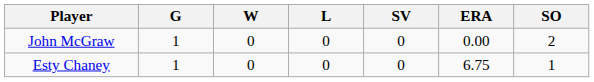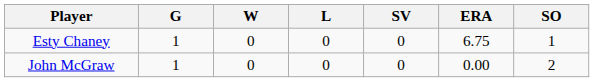rows swapped: (71, 64) <-> (71, 40)
